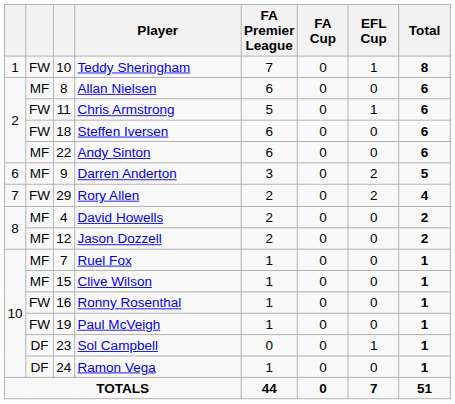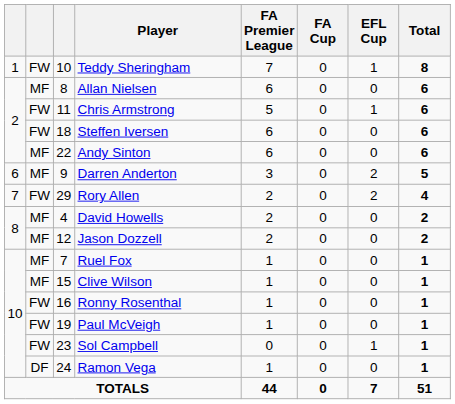(39, 345) DF -> (39, 345) FW
